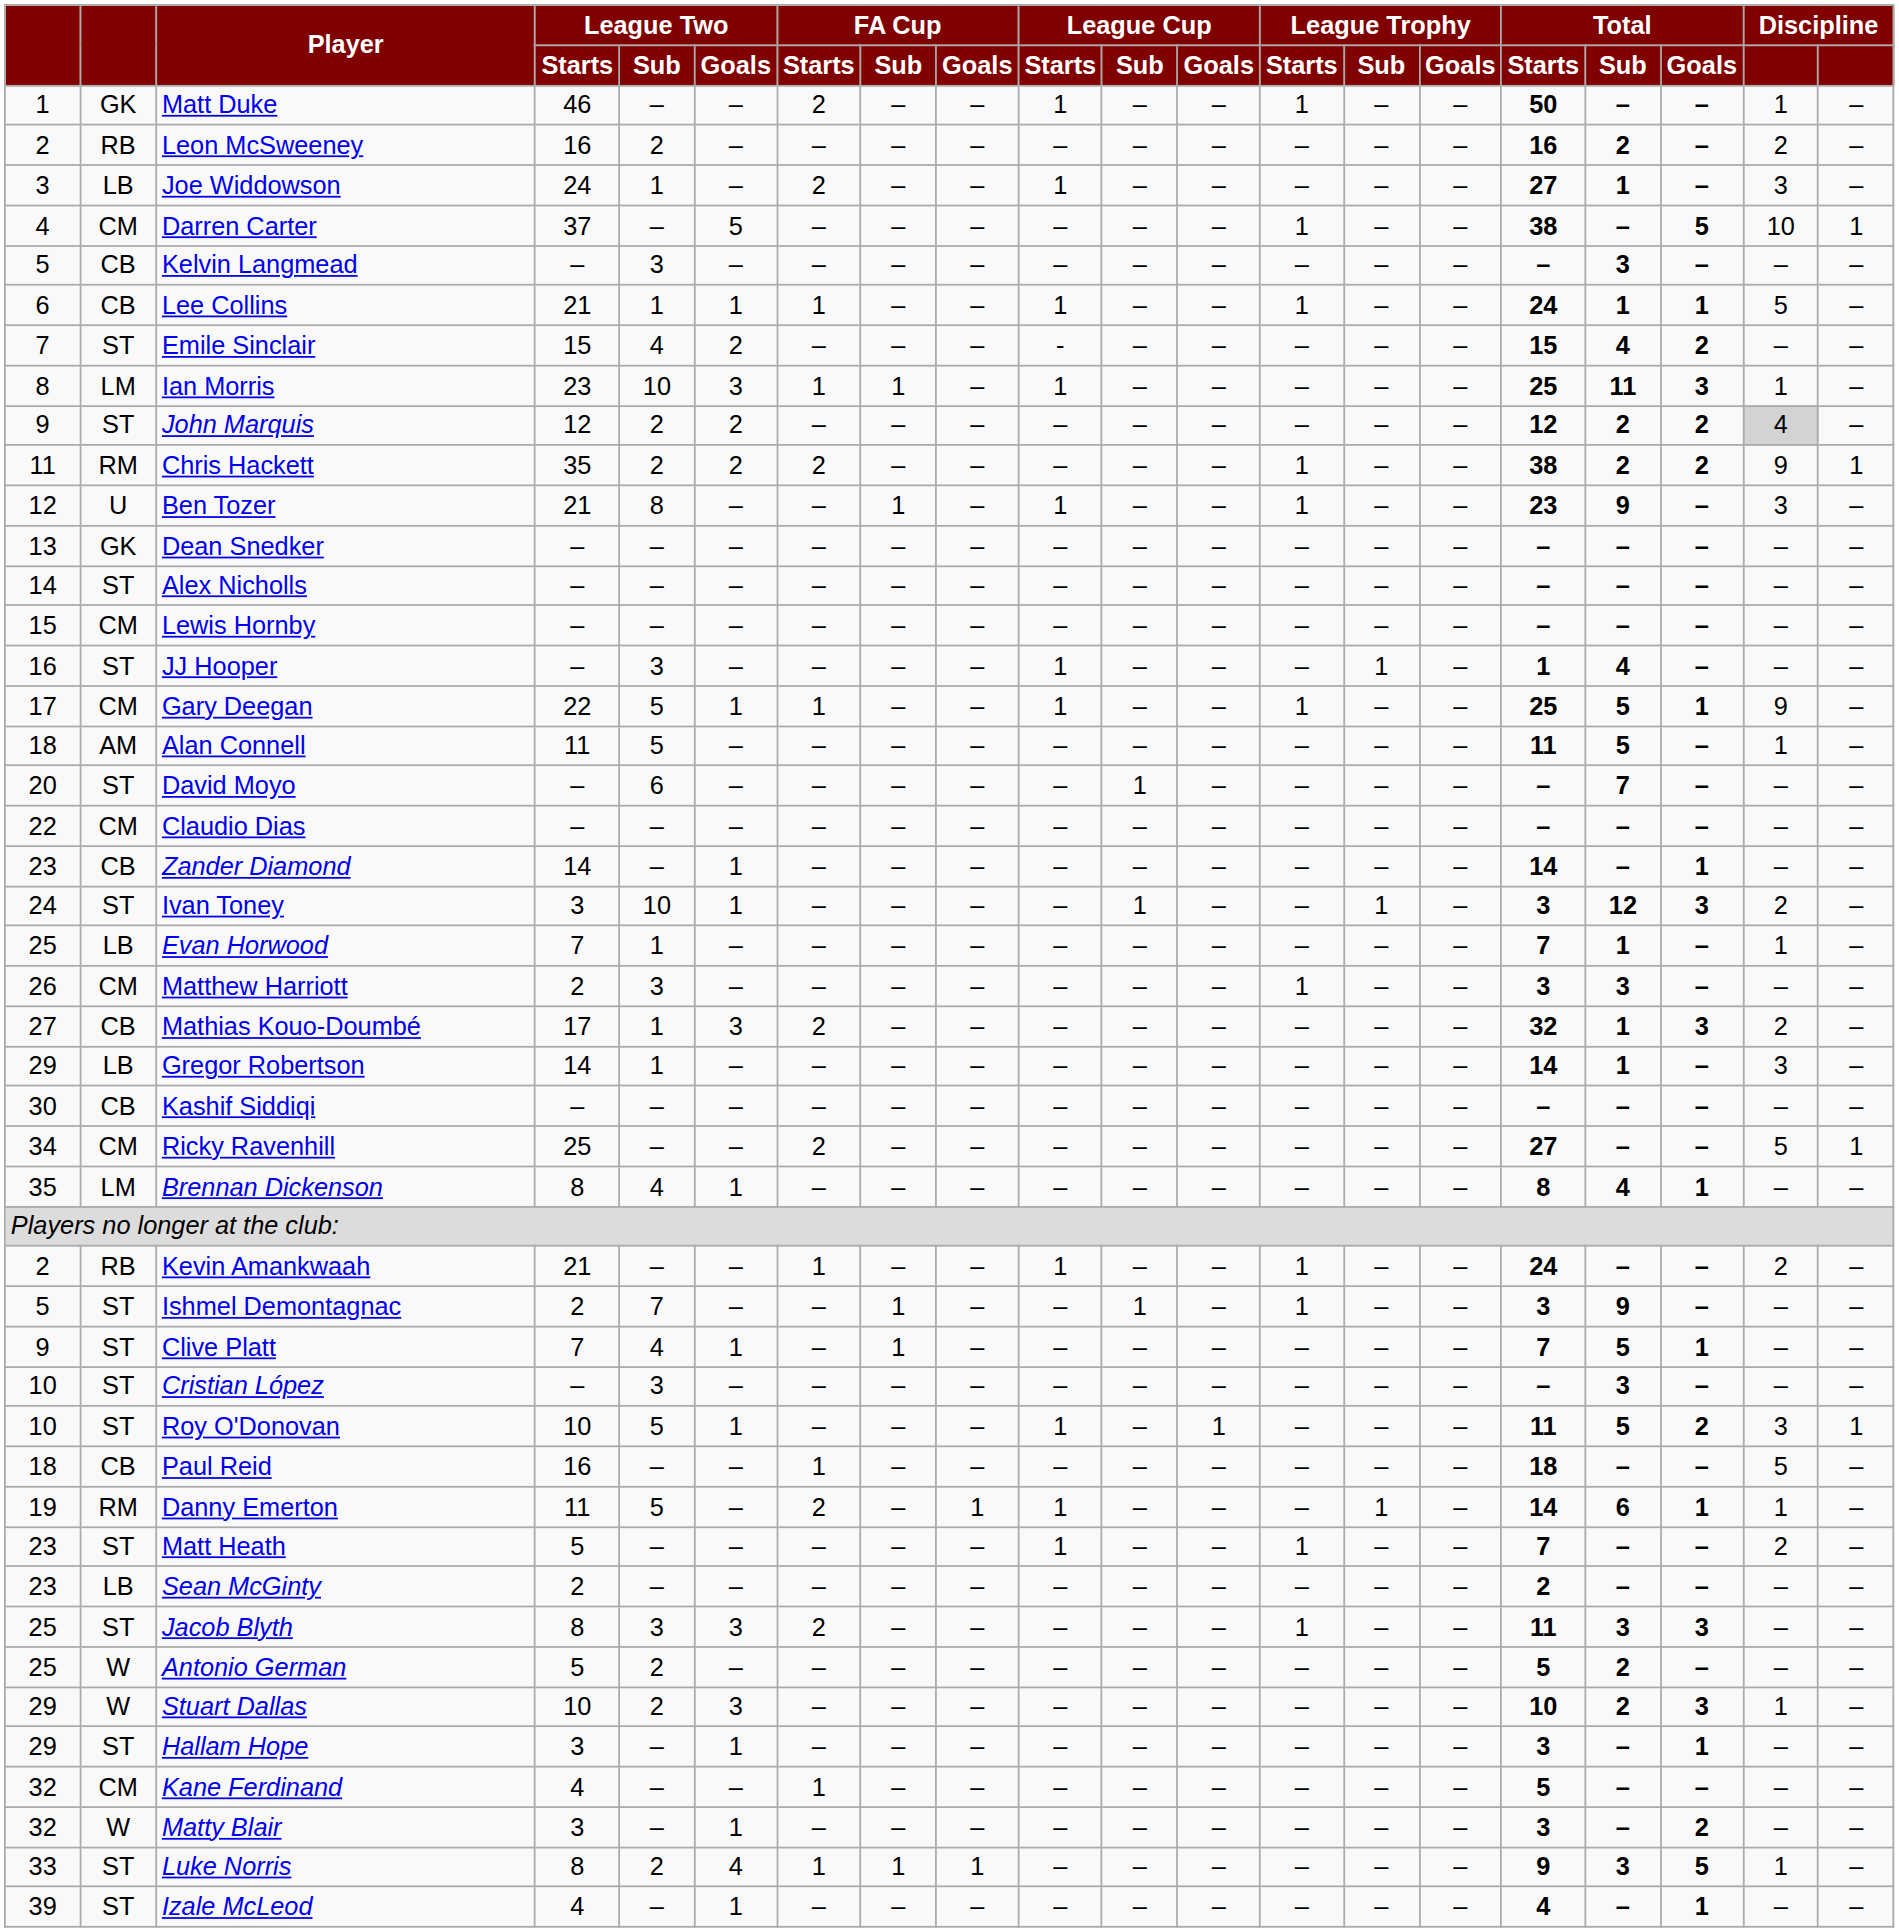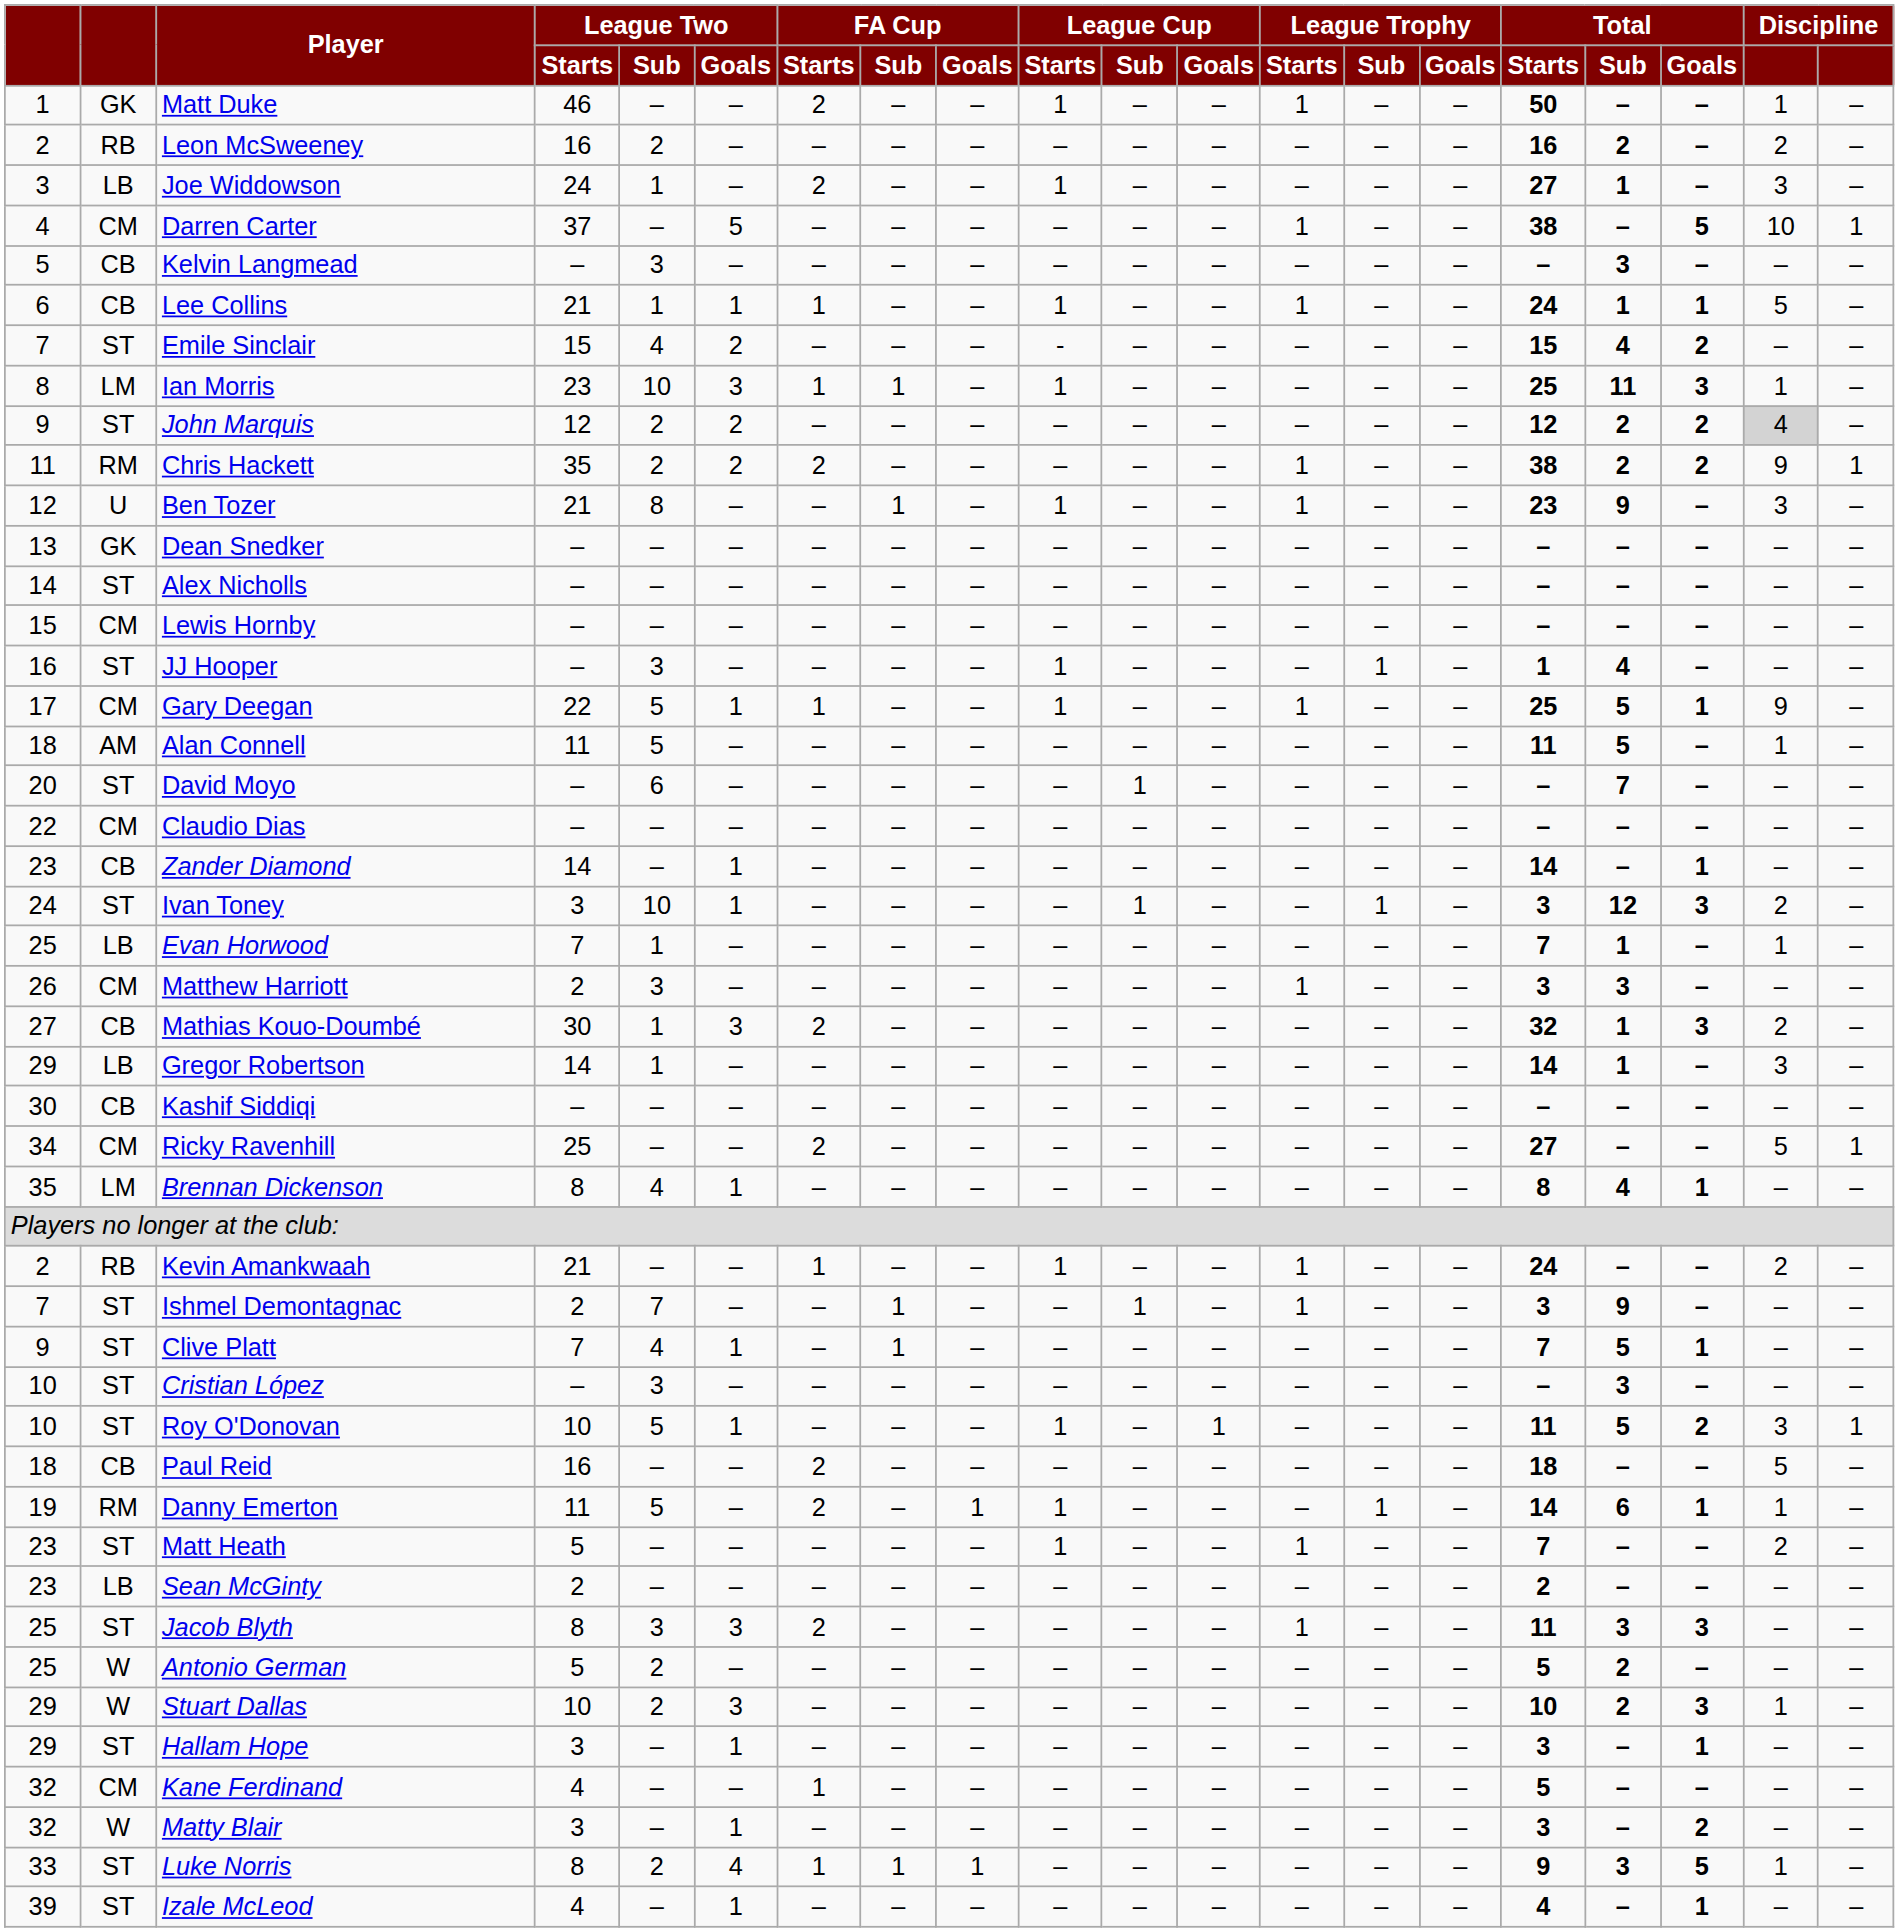(577, 1026) 17 -> (577, 1026) 30
(43, 1307) 5 -> (43, 1307) 7
(819, 1467) 1 -> (819, 1467) 2
